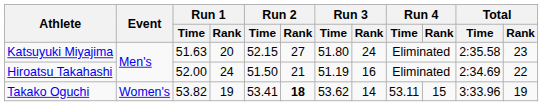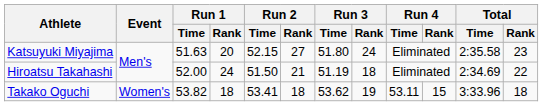(369, 72) 16 -> (369, 72) 18
(227, 92) 19 -> (227, 92) 18
(298, 92) bold -> (298, 92) normal
(369, 92) 14 -> (369, 92) 19
(521, 92) 19 -> (521, 92) 18
